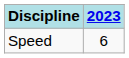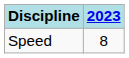(104, 40) 6 -> (104, 40) 8
